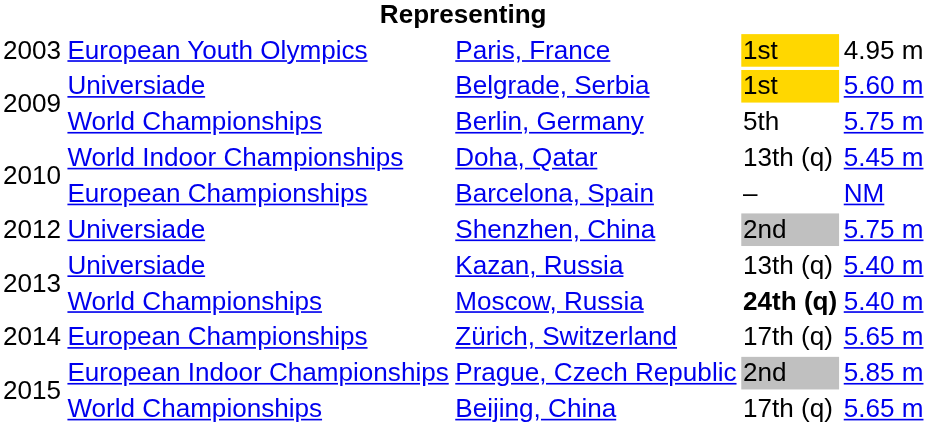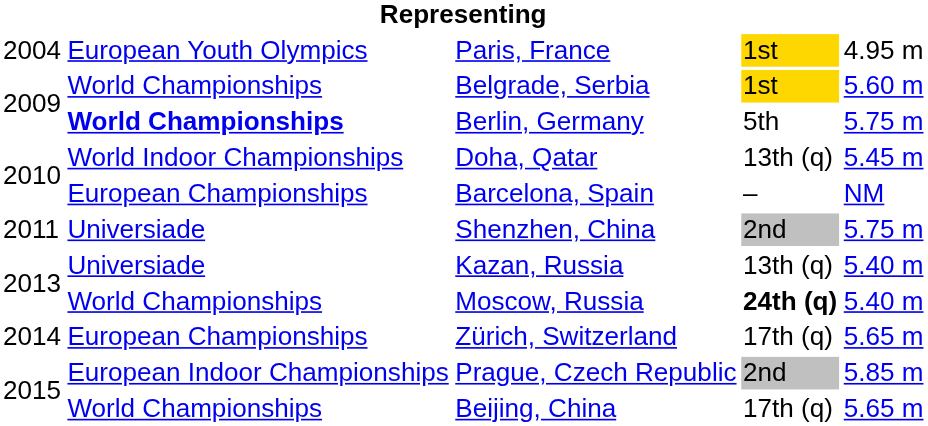(32, 50) 2003 -> (32, 50) 2004
(136, 85) Universiade -> (195, 85) World Championships
(195, 121) normal -> (206, 121) bold
(32, 229) 2012 -> (31, 229) 2011
